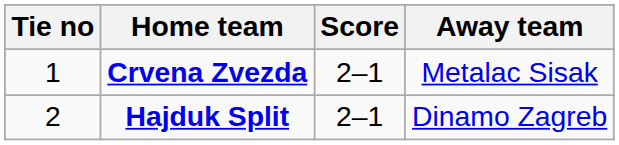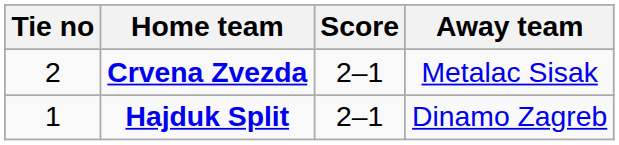(53, 71) 1 -> (53, 71) 2
(53, 116) 2 -> (53, 116) 1
